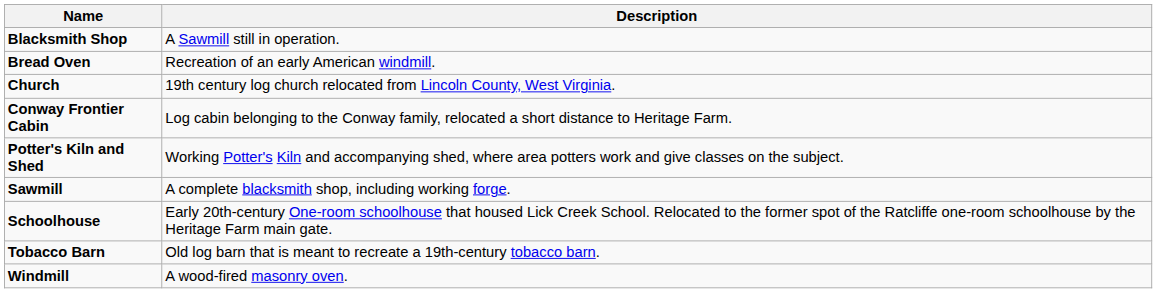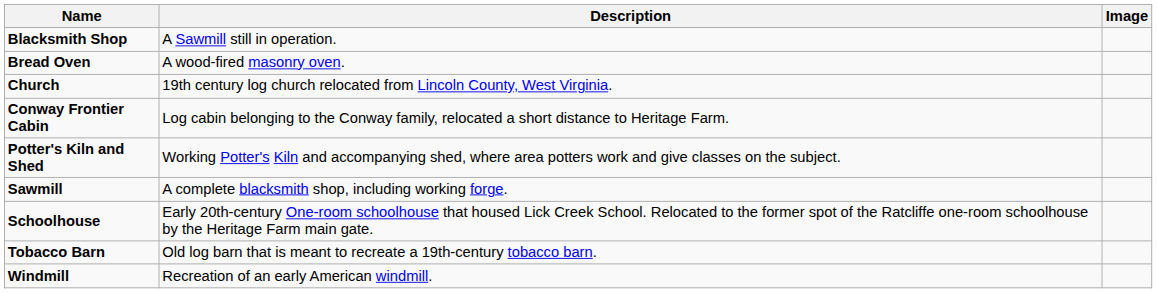+ column: (1127, 16)
(300, 62) Recreation of an early American windmill. -> (254, 62) A wood-fired masonry oven.
(257, 275) A wood-fired masonry oven. -> (297, 275) Recreation of an early American windmill.
